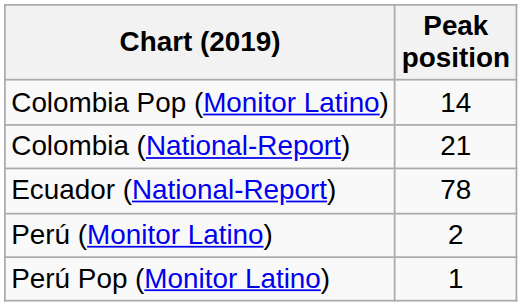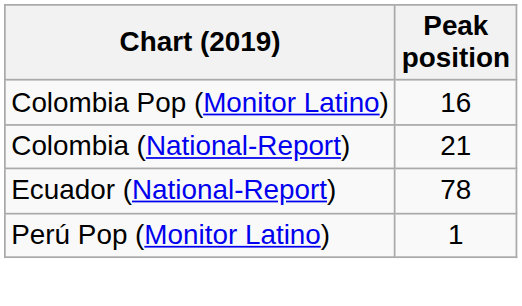(456, 102) 14 -> (456, 102) 16
- row: (142, 234)
